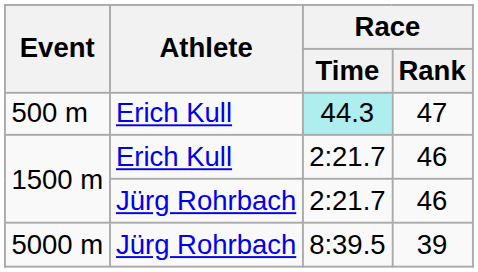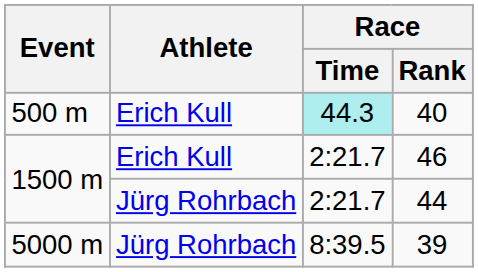(432, 114) 47 -> (432, 114) 40
(432, 201) 46 -> (432, 201) 44
